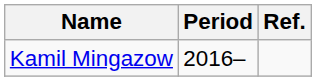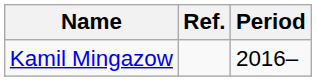columns swapped: (218, 22) <-> (284, 22)
